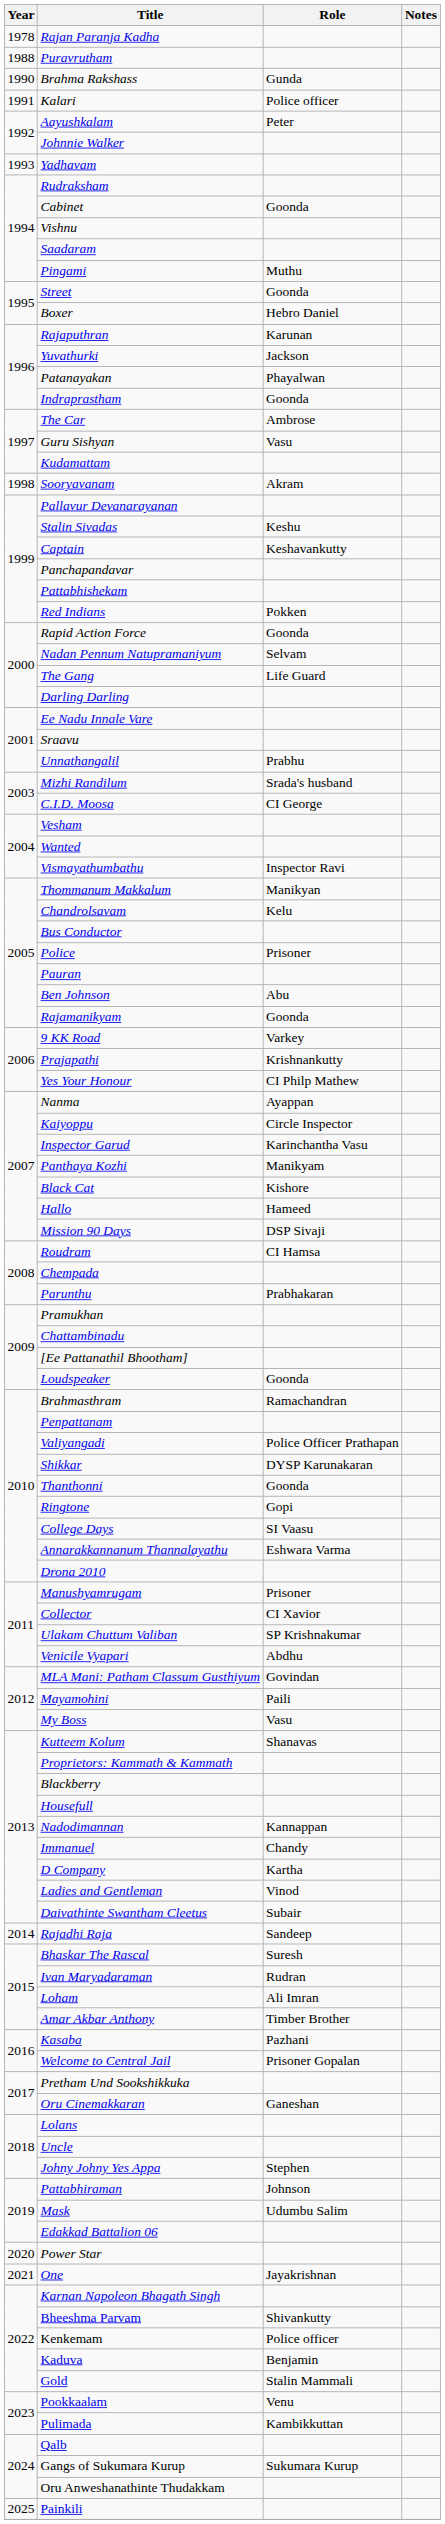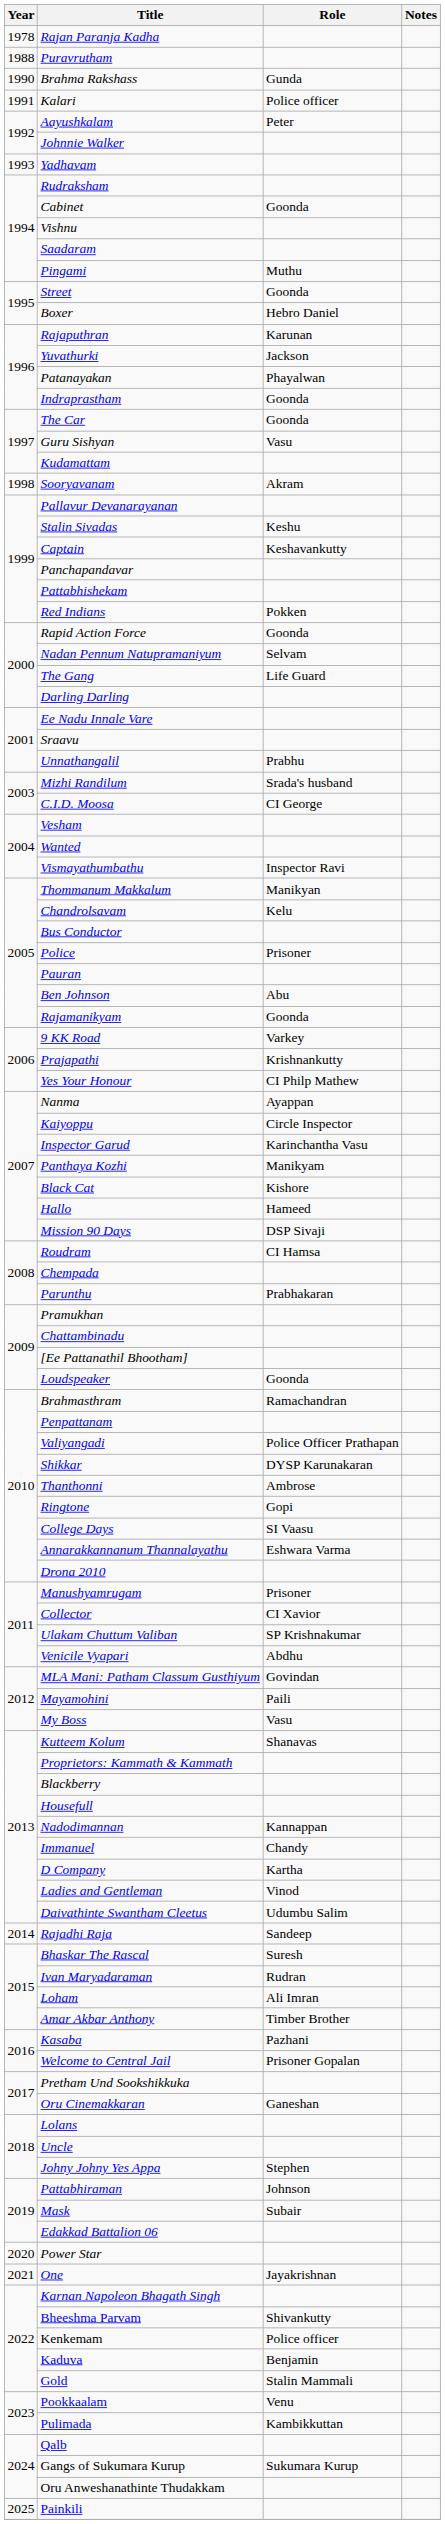(291, 420) Ambrose -> (287, 420) Goonda
(287, 1485) Goonda -> (291, 1485) Ambrose
(284, 1912) Subair -> (307, 1912) Udumbu Salim
(307, 2210) Udumbu Salim -> (284, 2210) Subair
